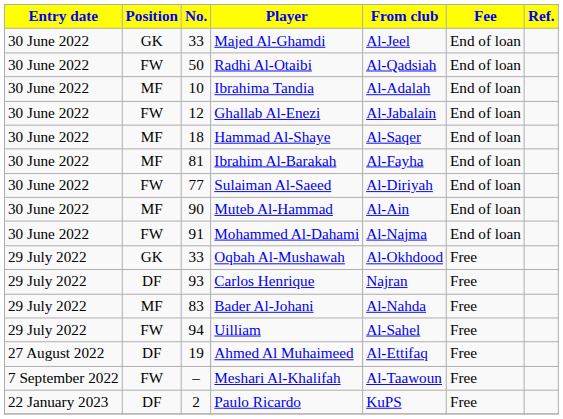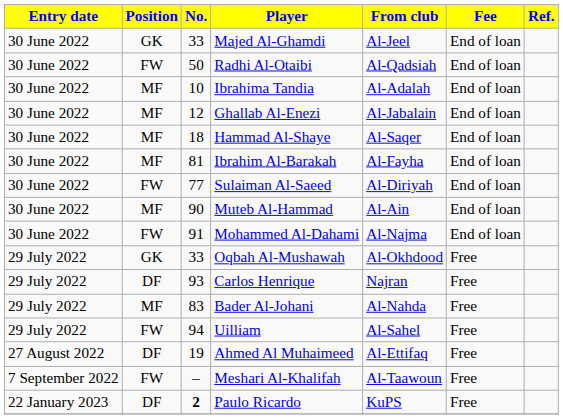(152, 112) FW -> (152, 112) MF
(196, 402) normal -> (196, 402) bold
